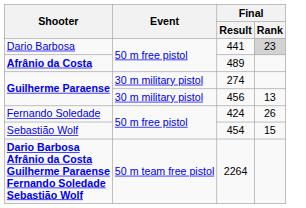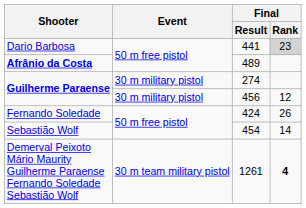(270, 97) 13 -> (285, 97) 12
(270, 131) 15 -> (285, 131) 14
+ row: (251, 172)
- row: (236, 172)
